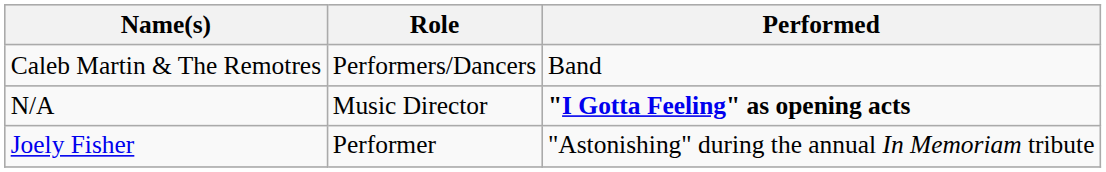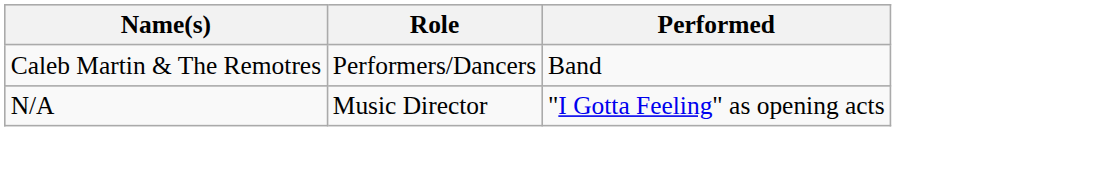(729, 105) bold -> (716, 105) normal
- row: (72, 145)
